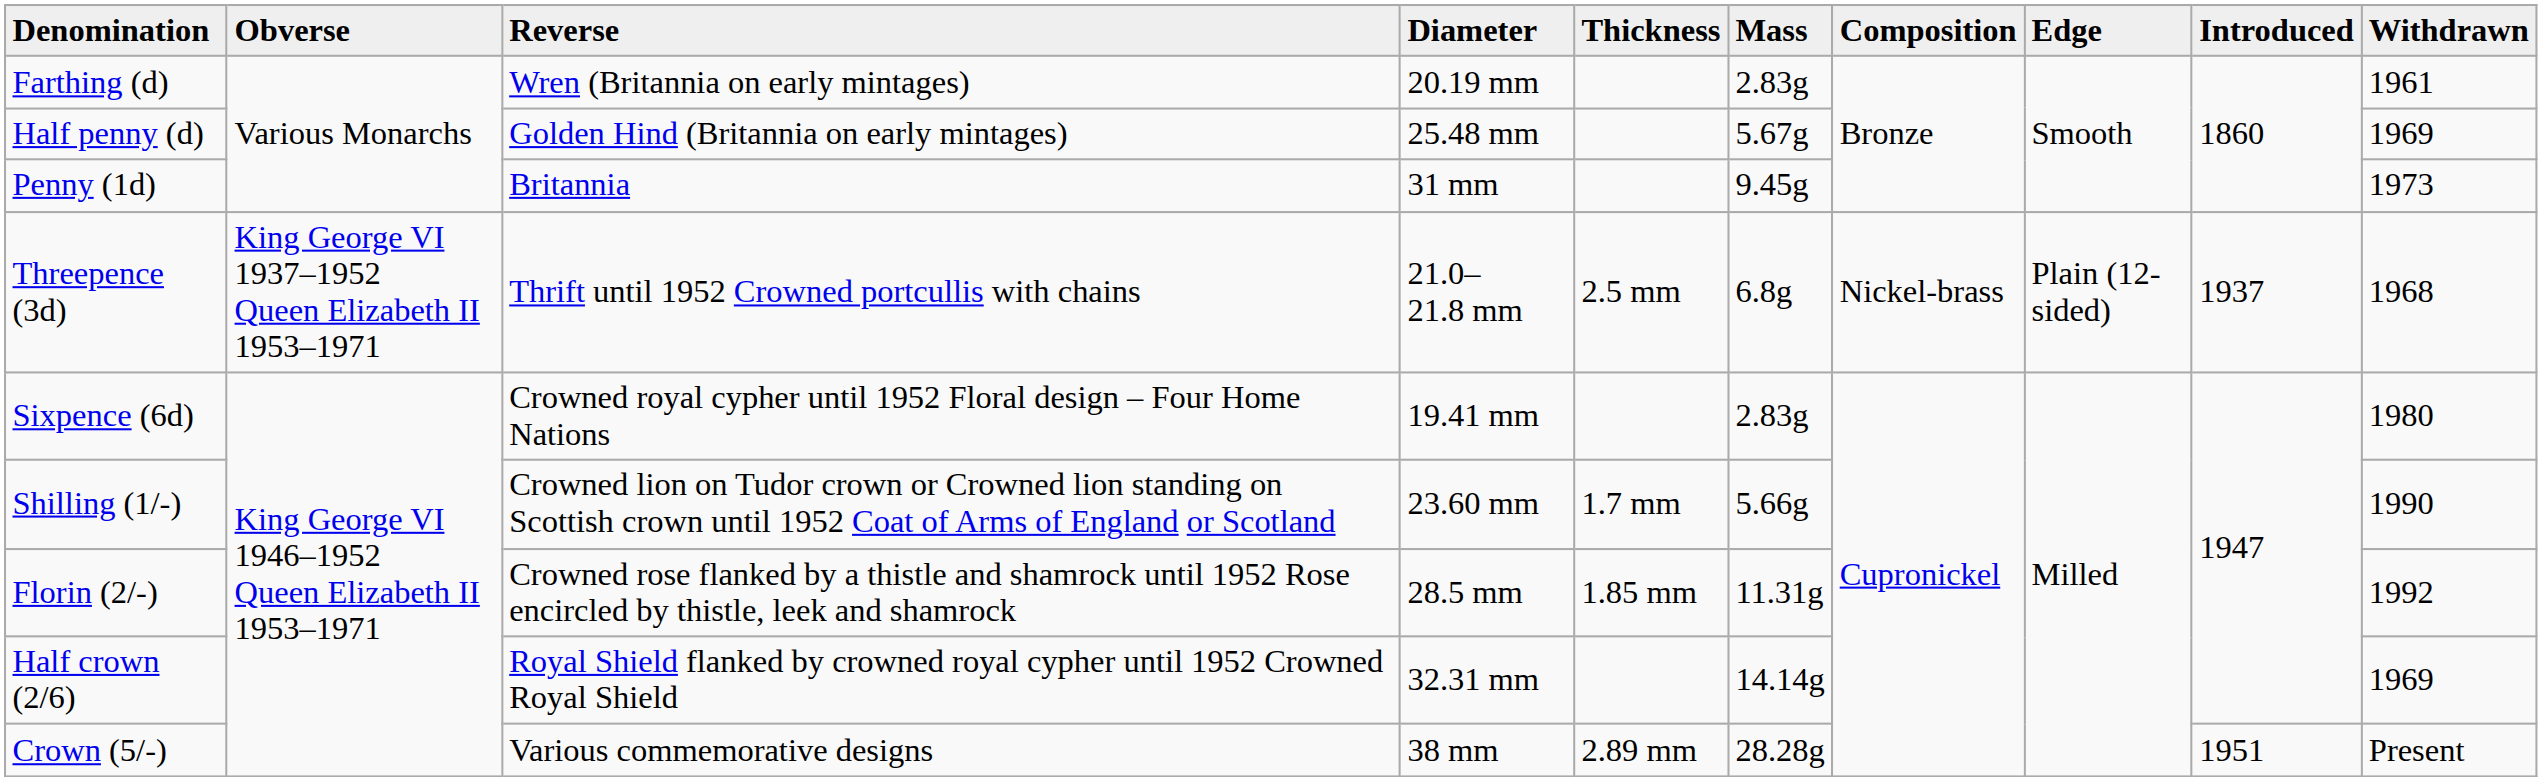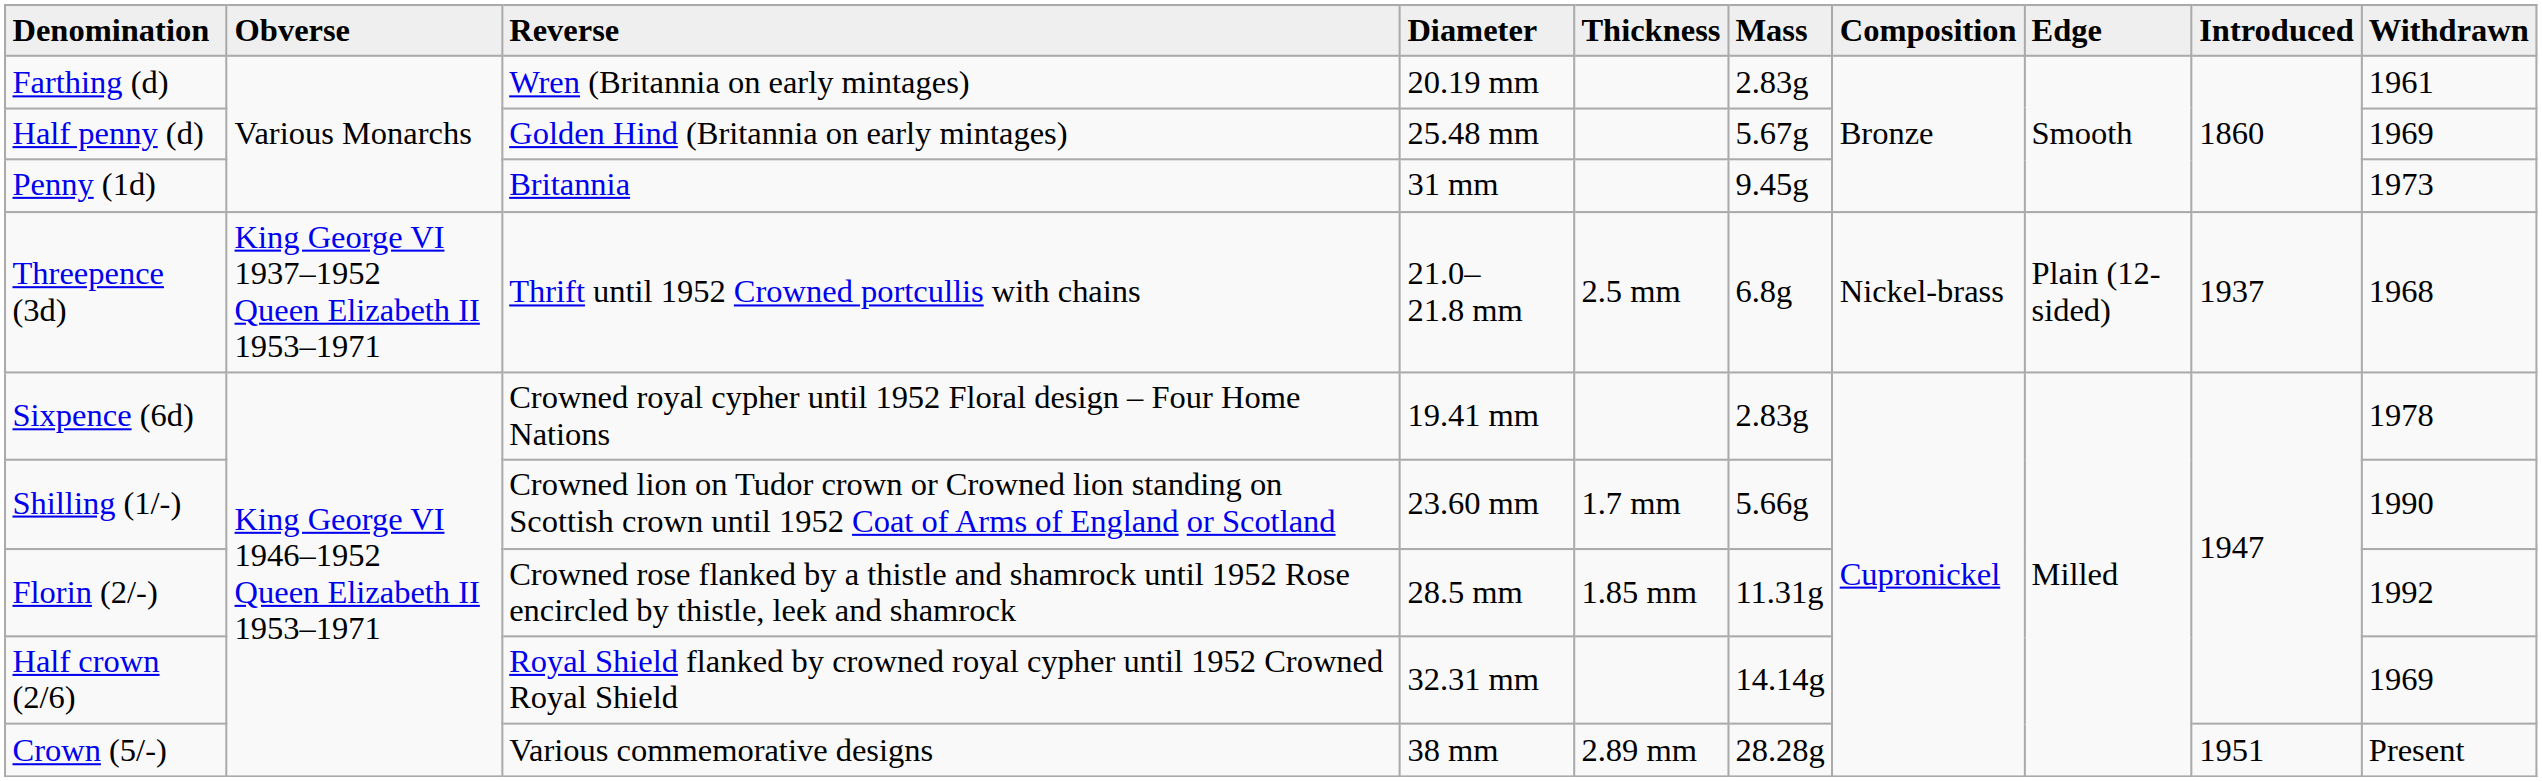(2401, 415) 1980 -> (2401, 415) 1978
